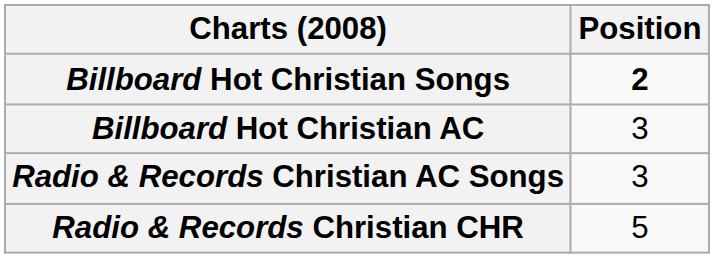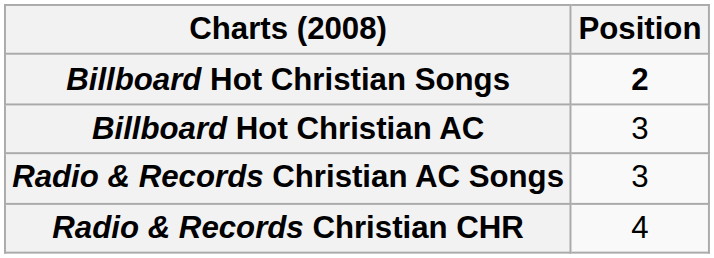(640, 227) 5 -> (640, 227) 4
